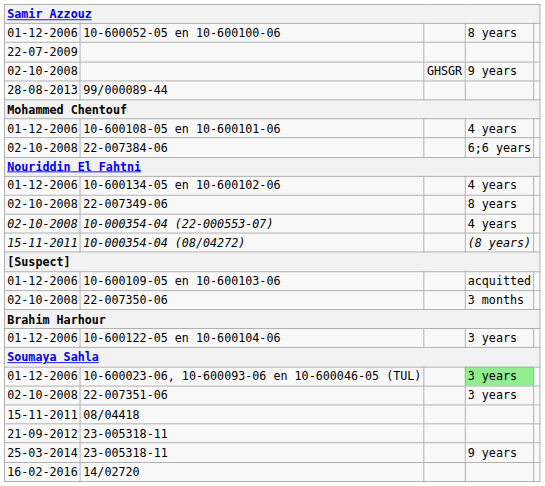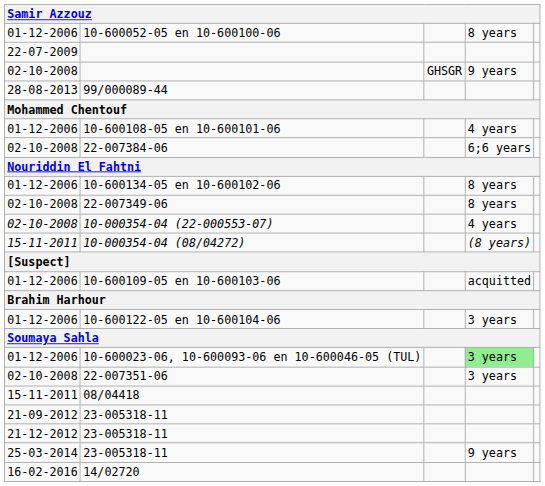(492, 186) 4 years -> (492, 186) 8 years
- row: (42, 300)
+ row: (42, 433)
